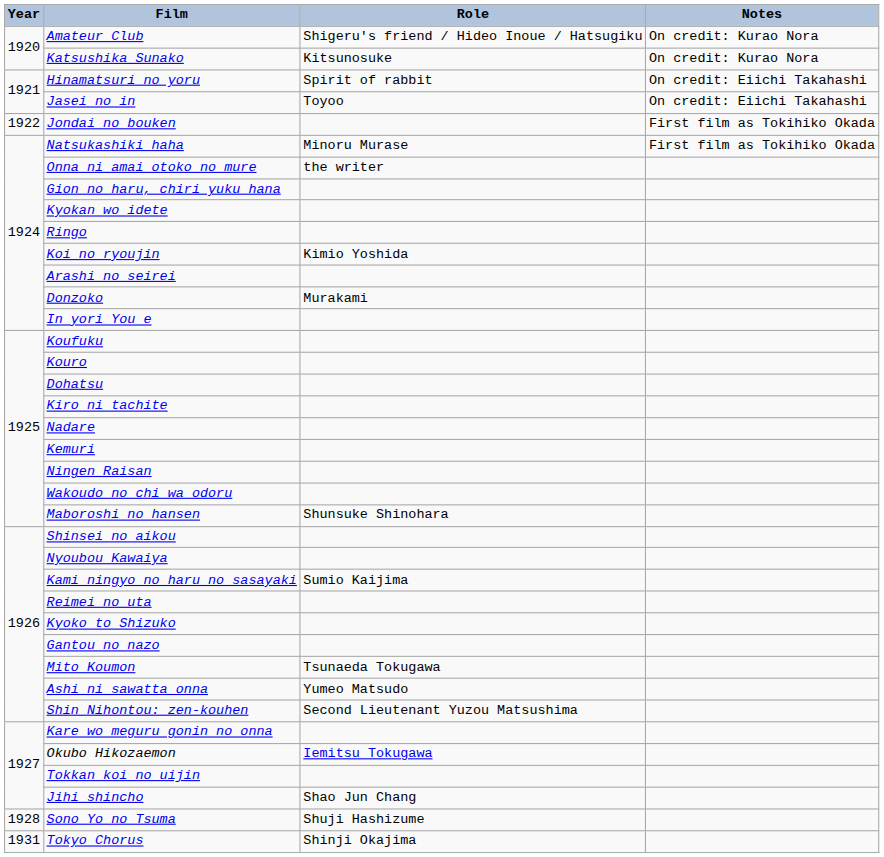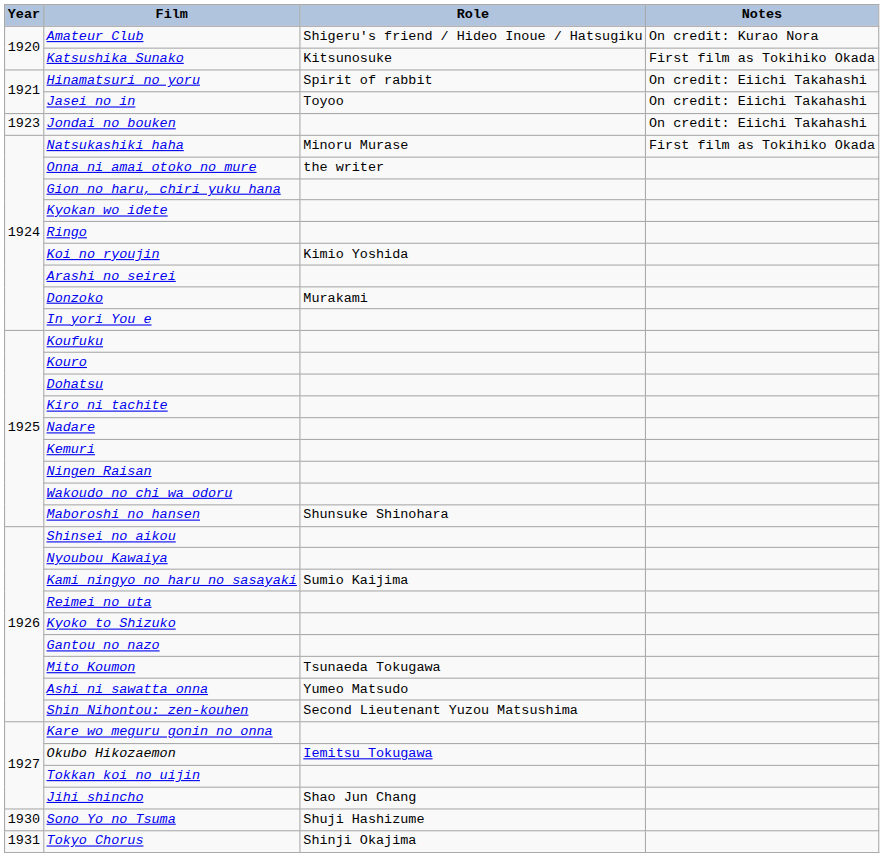(734, 59) On credit: Kurao Nora -> (762, 59) First film as Tokihiko Okada
(24, 124) 1922 -> (24, 124) 1923
(762, 124) First film as Tokihiko Okada -> (758, 124) On credit: Eiichi Takahashi
(24, 820) 1928 -> (24, 820) 1930
